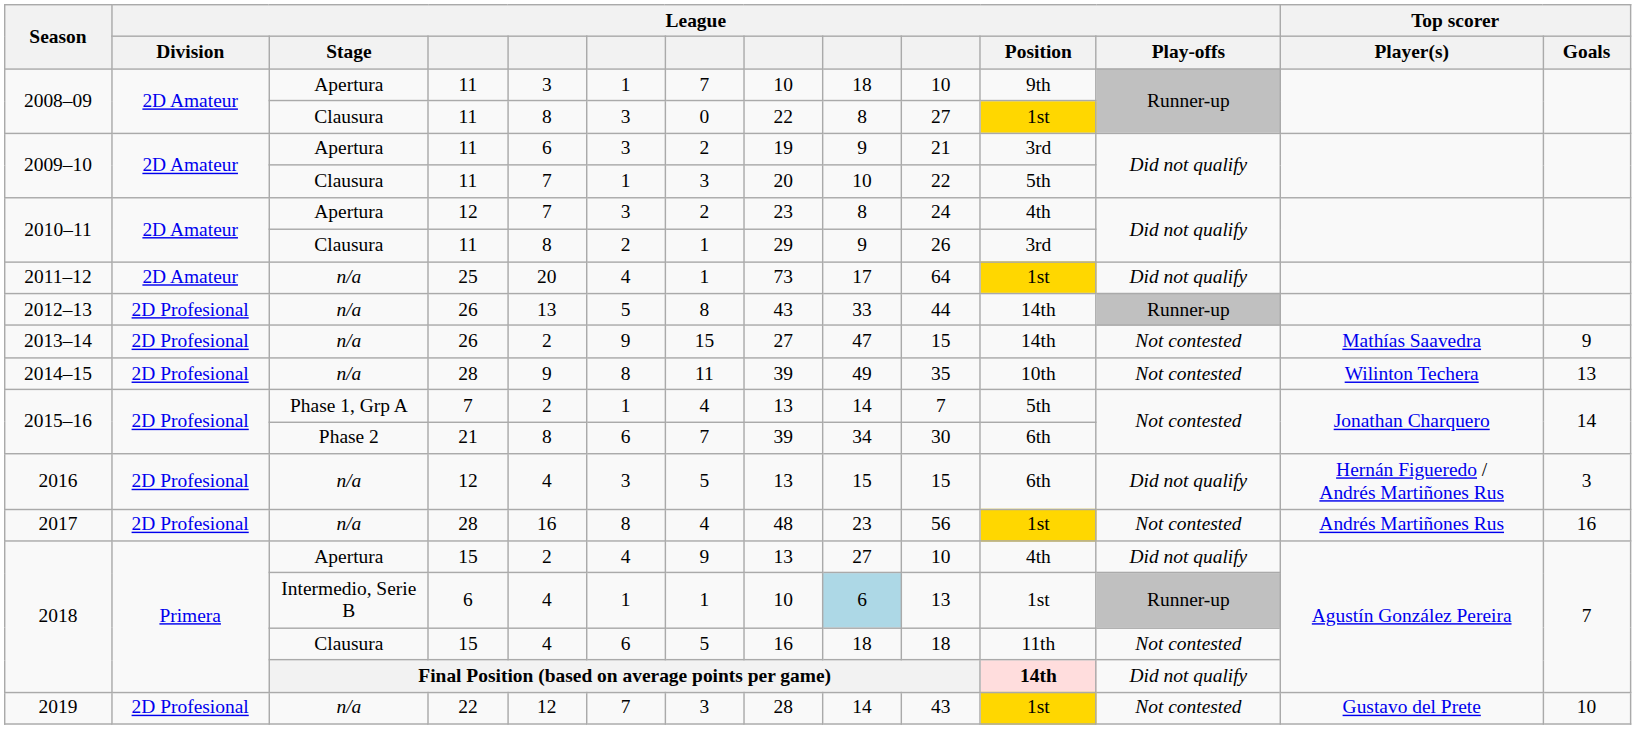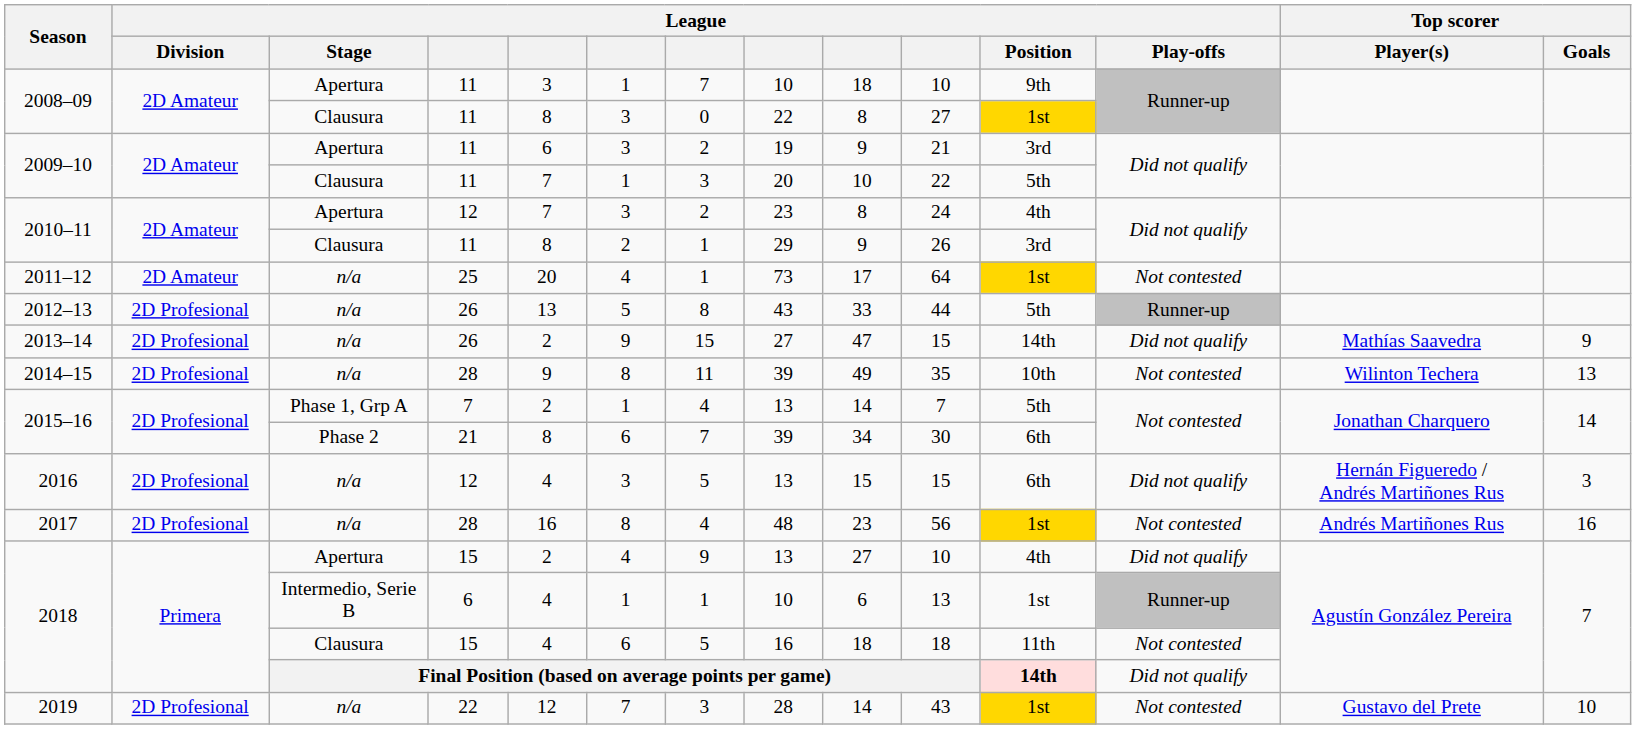(1188, 276) Did not qualify -> (1188, 276) Not contested
(1038, 308) 14th -> (1038, 308) 5th
(1188, 340) Not contested -> (1188, 340) Did not qualify
(862, 599) lightblue background -> (862, 599) no background
